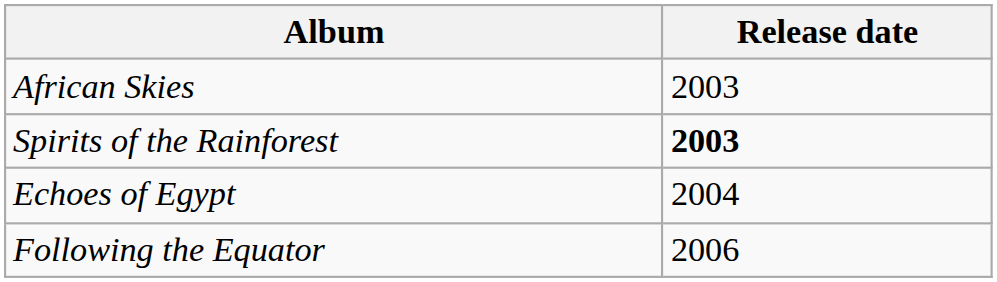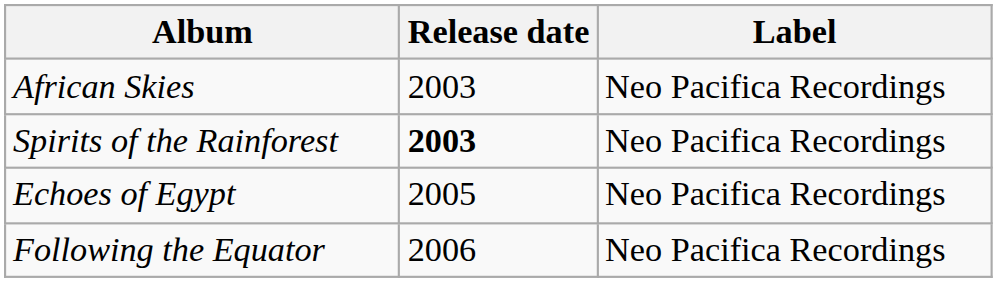+ column: (795, 31)
(705, 194) 2004 -> (442, 194) 2005
